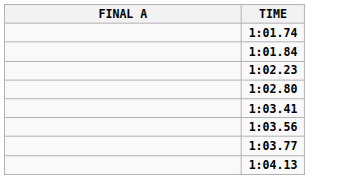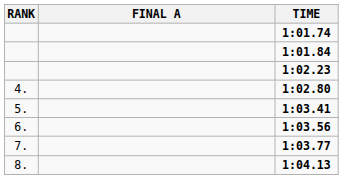+ column: (21, 14)
